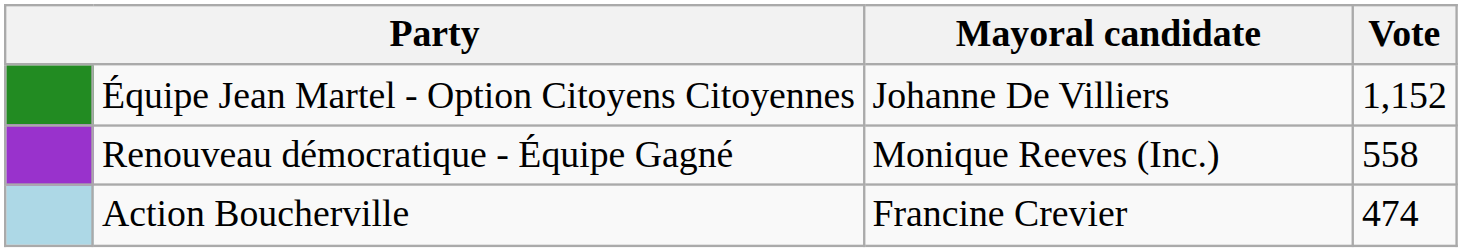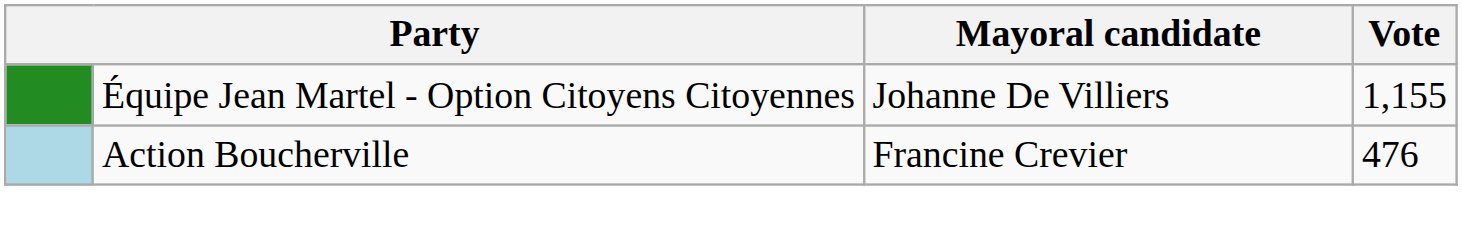(1404, 94) 1,152 -> (1404, 94) 1,155
- row: (418, 154)
(1390, 214) 474 -> (1390, 154) 476
